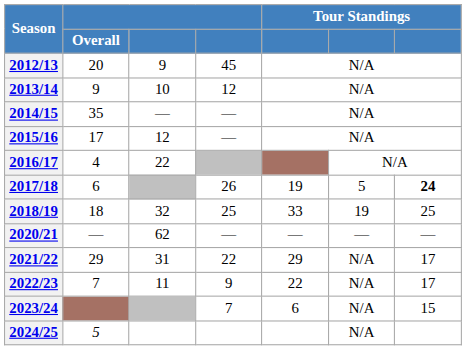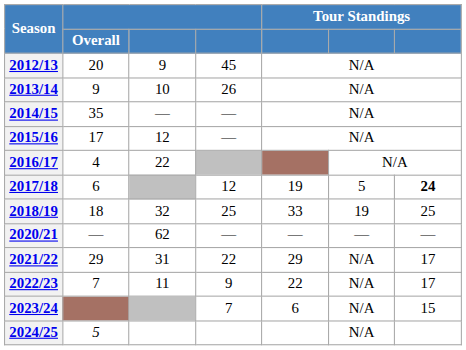(229, 89) 12 -> (229, 89) 26
(229, 186) 26 -> (229, 186) 12
